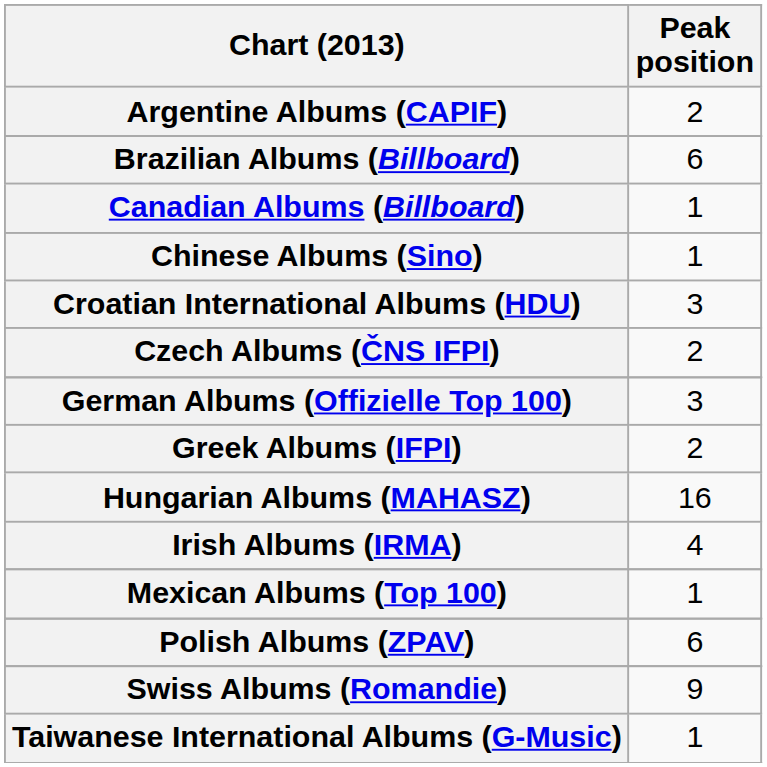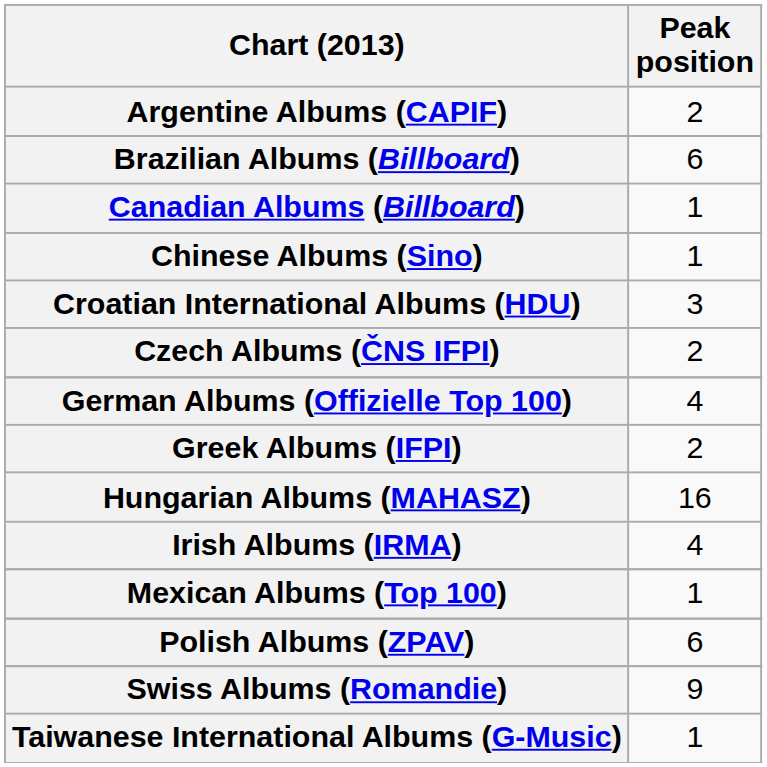(695, 400) 3 -> (695, 400) 4
